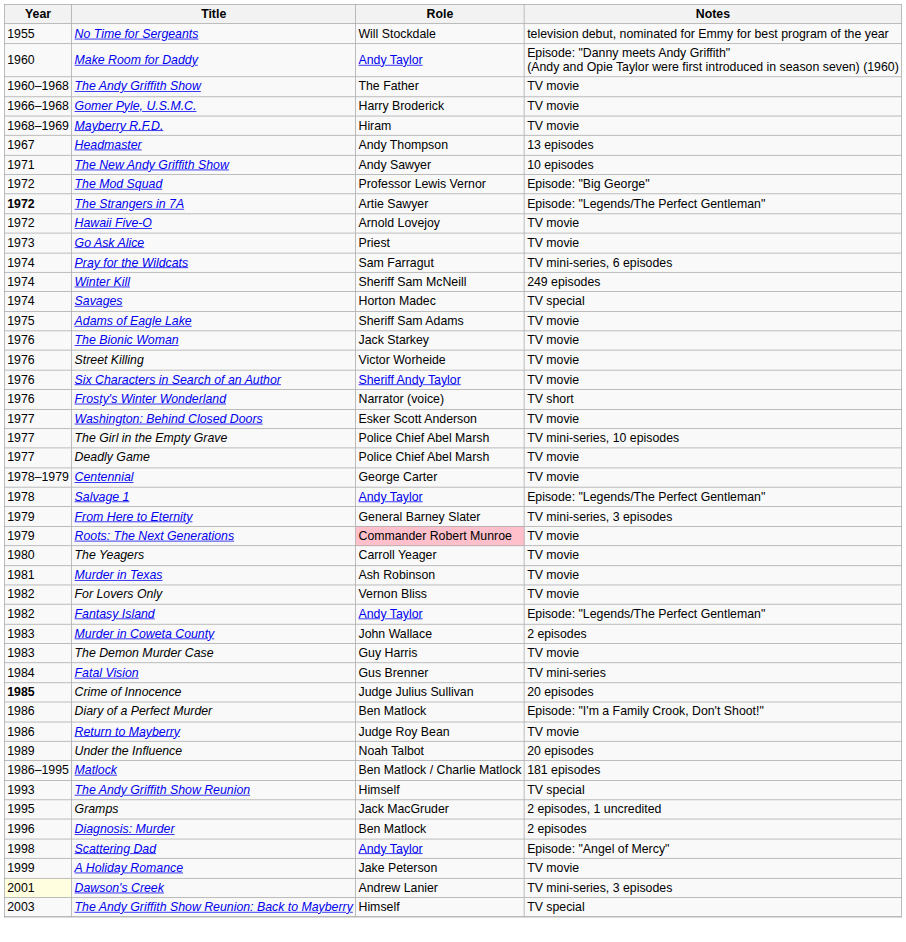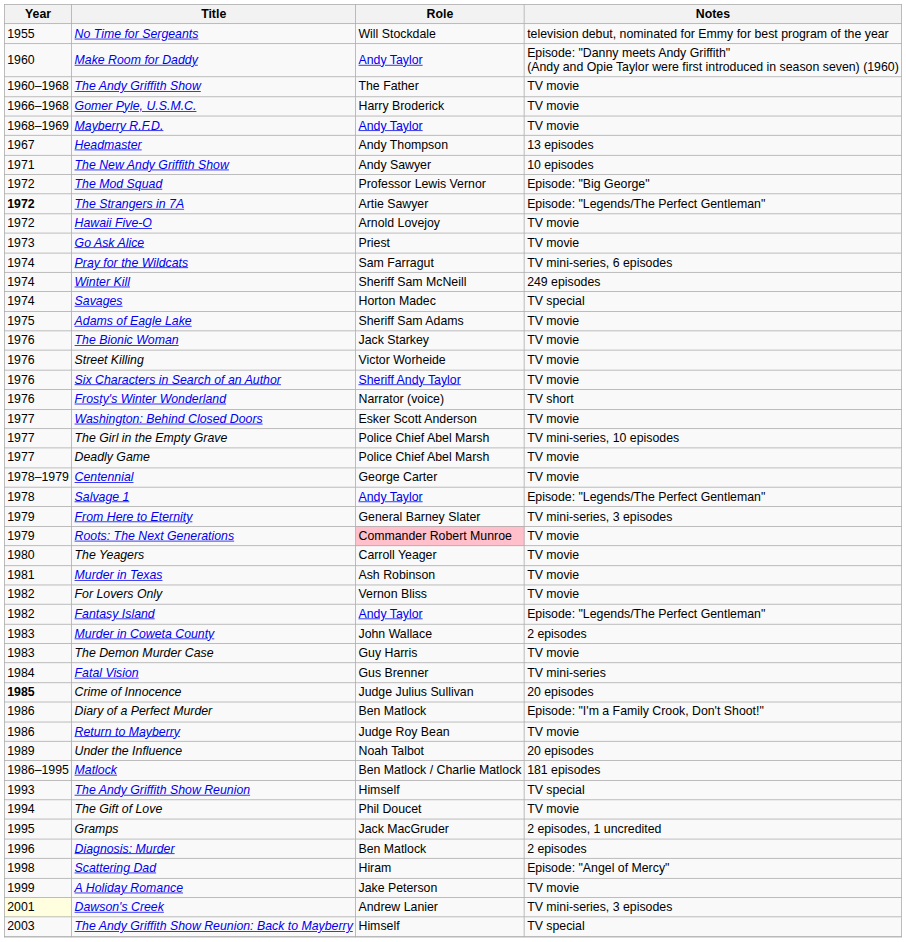(375, 125) Hiram -> (391, 125) Andy Taylor
+ row: (118, 809)
(391, 848) Andy Taylor -> (375, 868) Hiram
